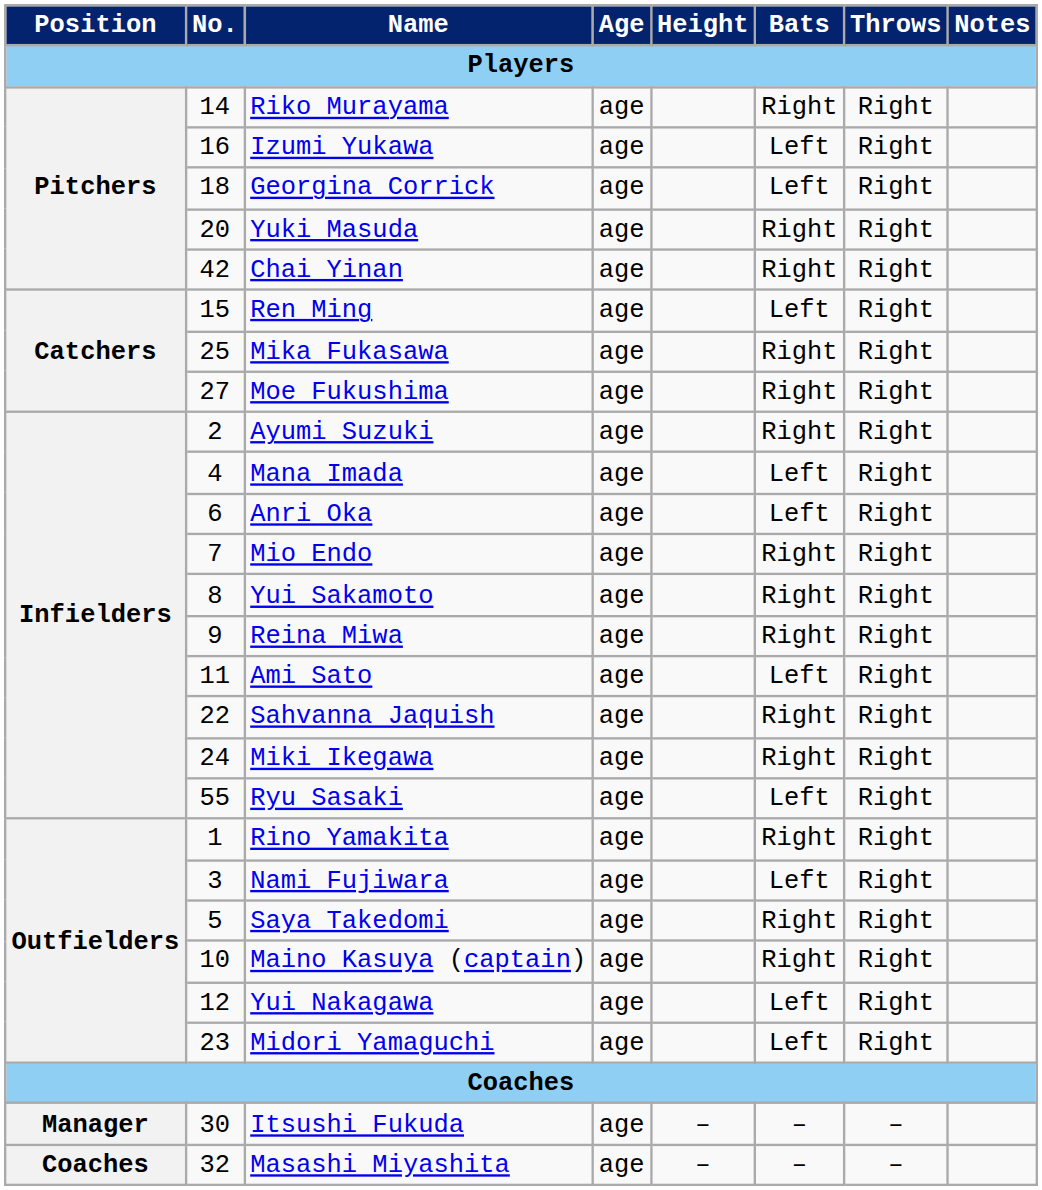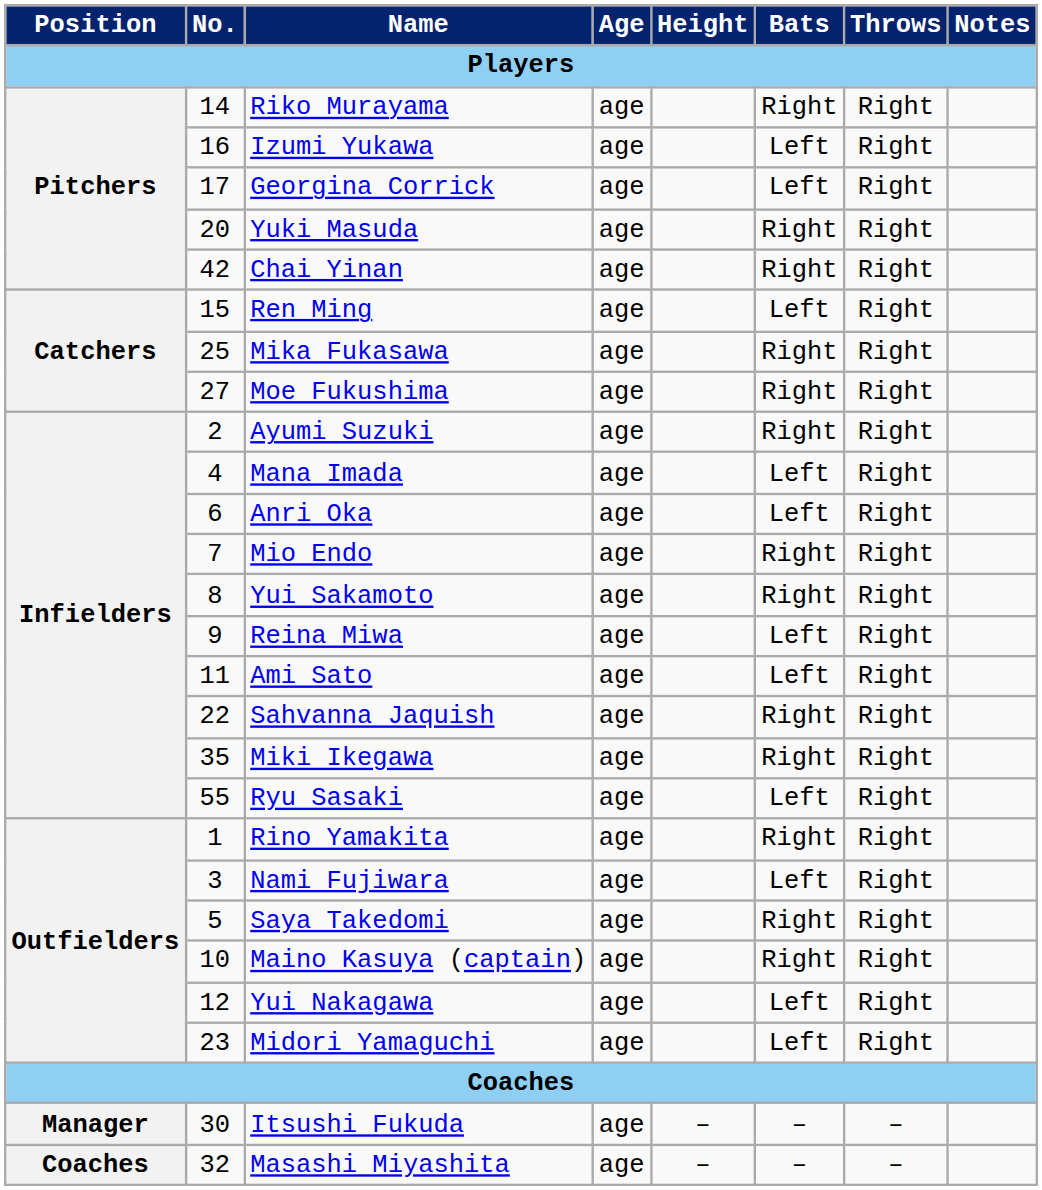(215, 188) 18 -> (215, 188) 17
(799, 636) Right -> (799, 636) Left
(215, 758) 24 -> (215, 758) 35
